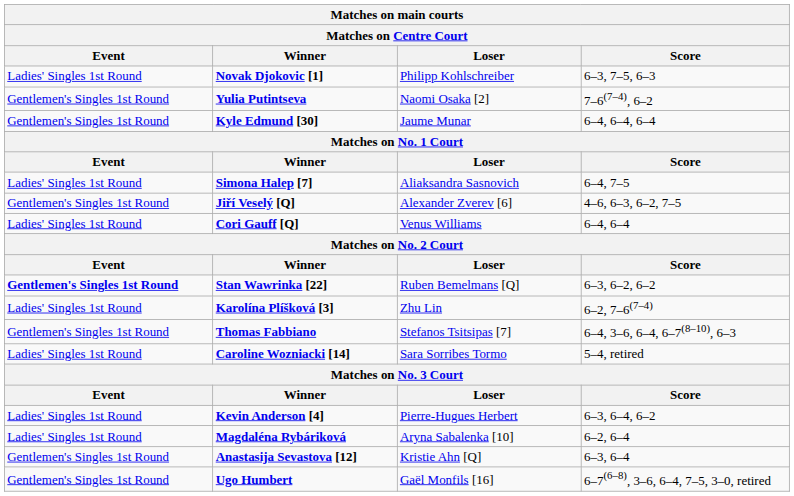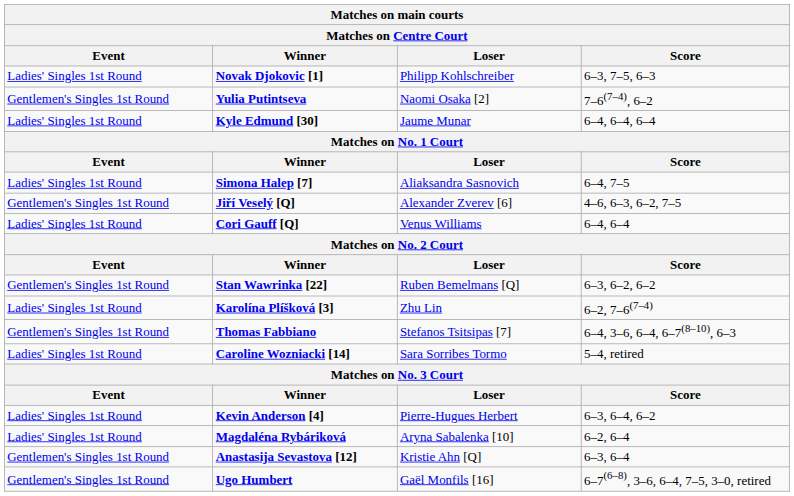(88, 121) Gentlemen's Singles 1st Round -> (74, 121) Ladies' Singles 1st Round
(93, 285) bold -> (88, 285) normal
